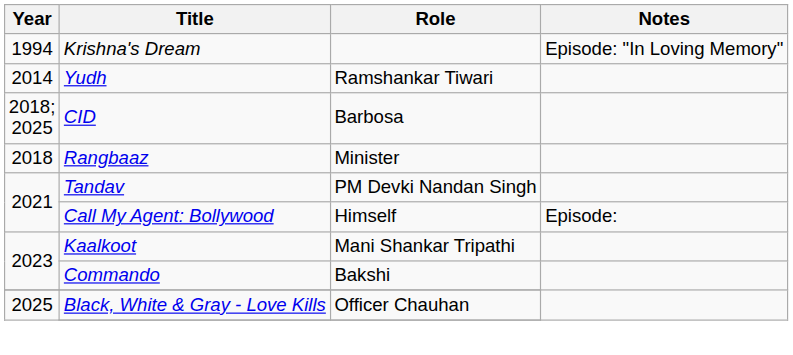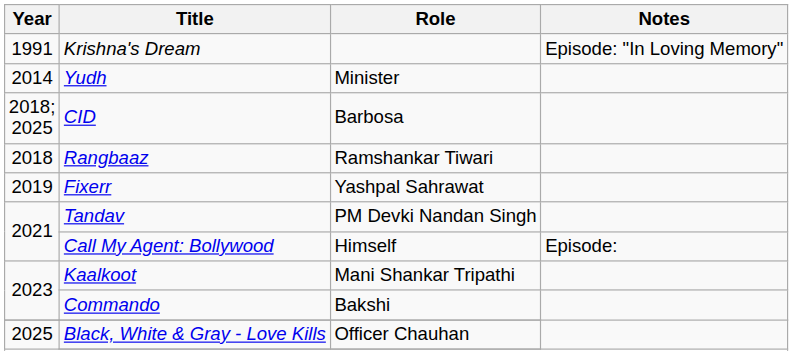(32, 48) 1994 -> (32, 48) 1991
(414, 78) Ramshankar Tiwari -> (367, 78) Minister
(367, 157) Minister -> (414, 157) Ramshankar Tiwari
+ row: (88, 187)
